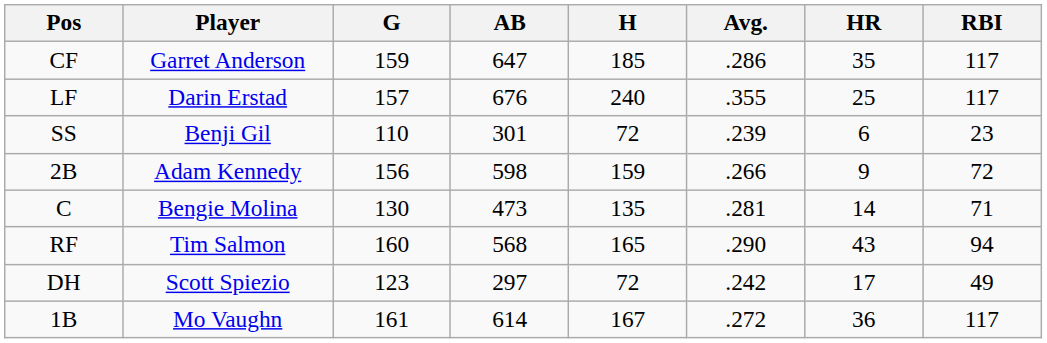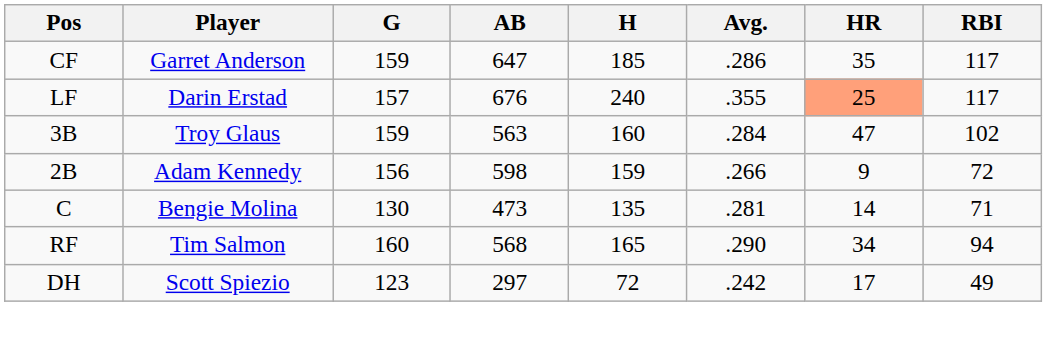(864, 97) no background -> (864, 97) lightsalmon background
- row: (64, 134)
+ row: (64, 134)
(864, 245) 43 -> (864, 245) 34
- row: (64, 319)
